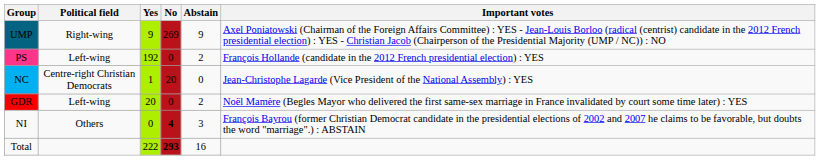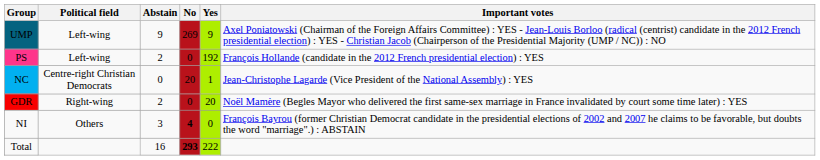columns swapped: (150, 12) <-> (201, 12)
(89, 35) Right-wing -> (89, 35) Left-wing
(89, 102) Left-wing -> (89, 102) Right-wing
